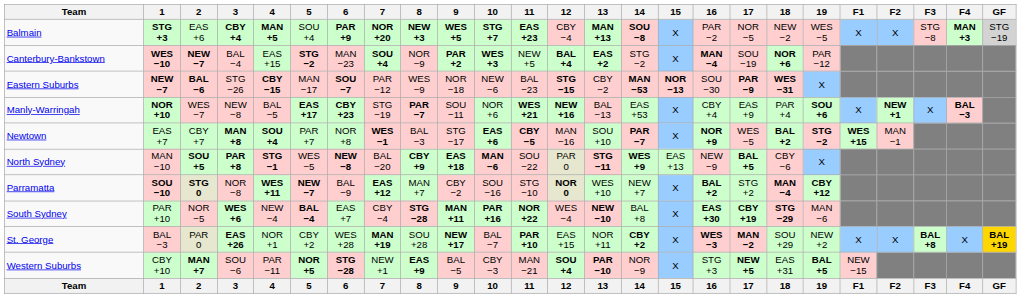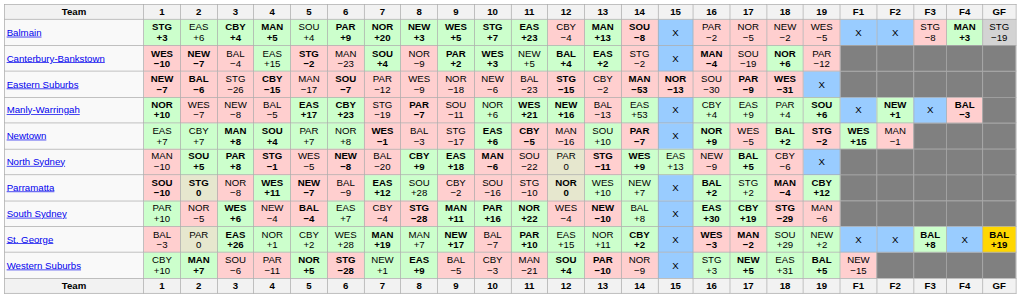(419, 187) MAN +7 -> (419, 187) SOU +28
(419, 239) SOU +28 -> (419, 239) MAN +7
